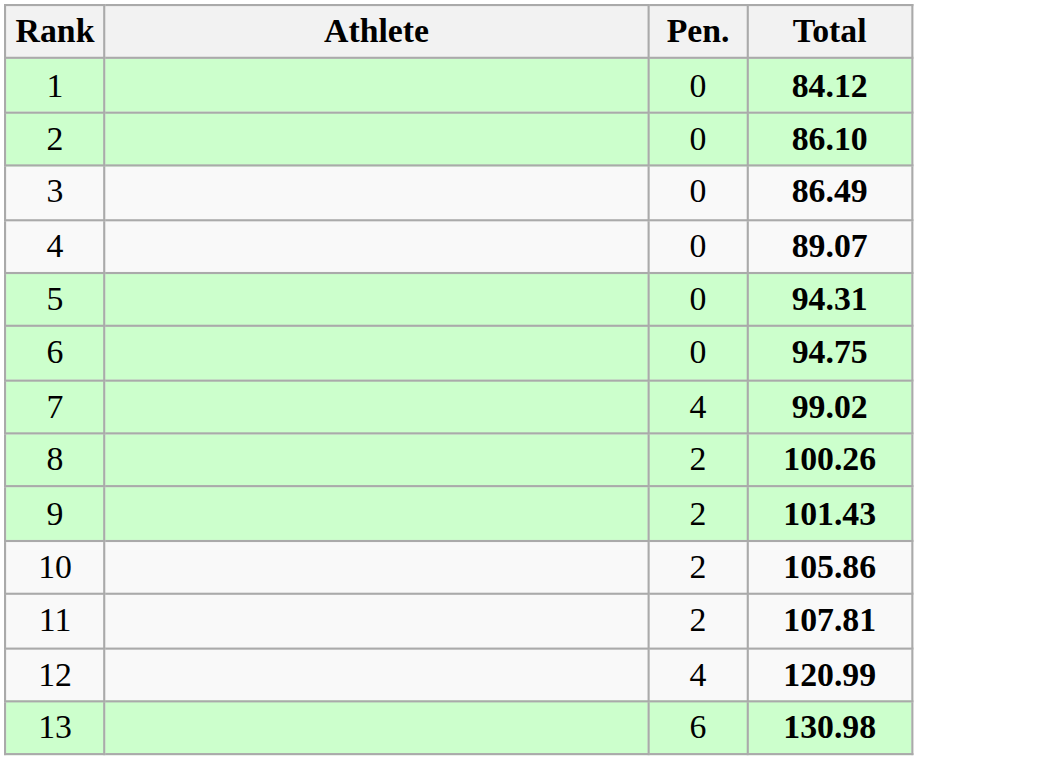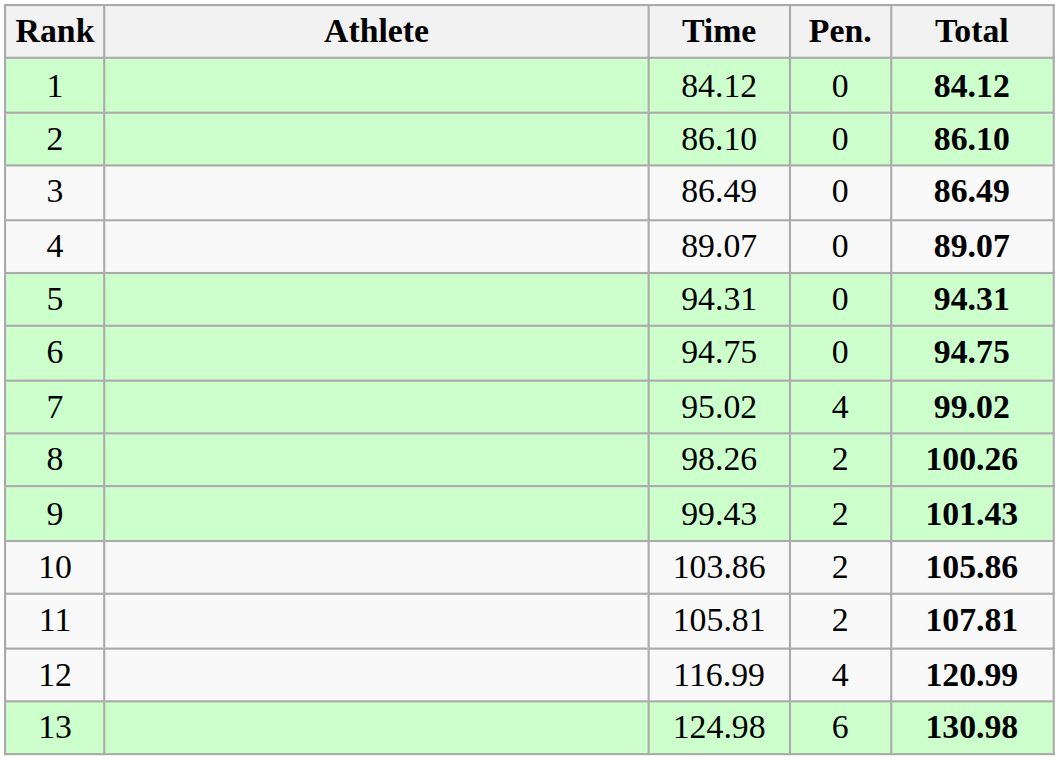+ column: (719, 31)
